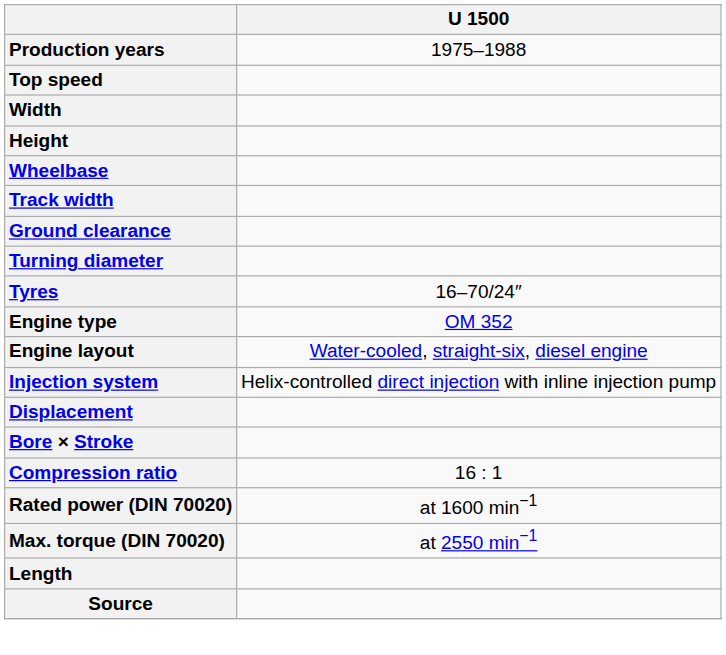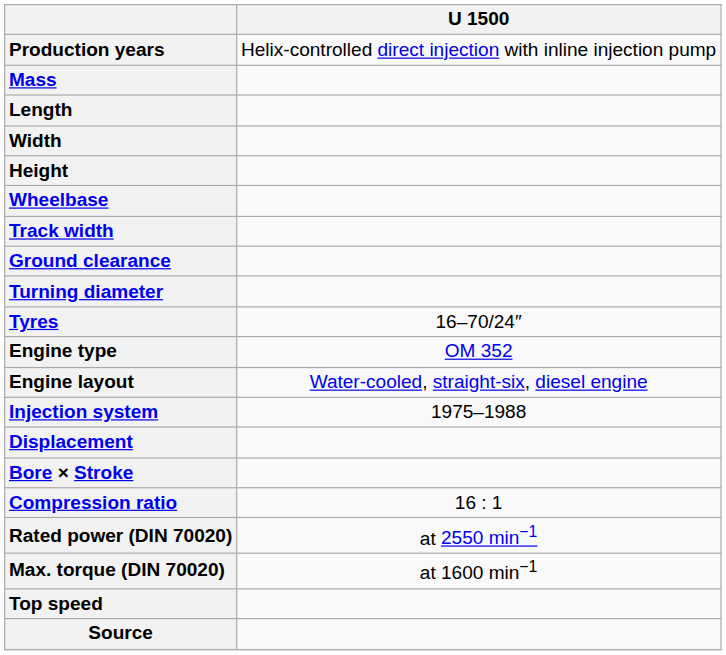(479, 49) 1975–1988 -> (479, 49) Helix-controlled direct injection with inline injection pump
+ row: (33, 79)
rows swapped: (41, 573) <-> (56, 79)
(479, 381) Helix-controlled direct injection with inline injection pump -> (479, 412) 1975–1988
(479, 505) at 1600 min−1 -> (479, 535) at 2550 min−1
(479, 540) at 2550 min−1 -> (479, 570) at 1600 min−1
